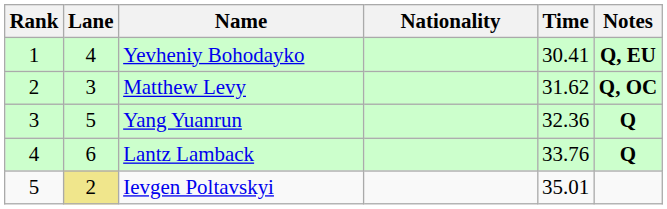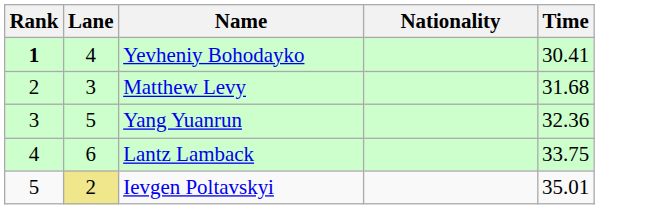- column: (628, 21)
(34, 54) normal -> (34, 54) bold
(566, 87) 31.62 -> (566, 87) 31.68
(566, 154) 33.76 -> (566, 154) 33.75
